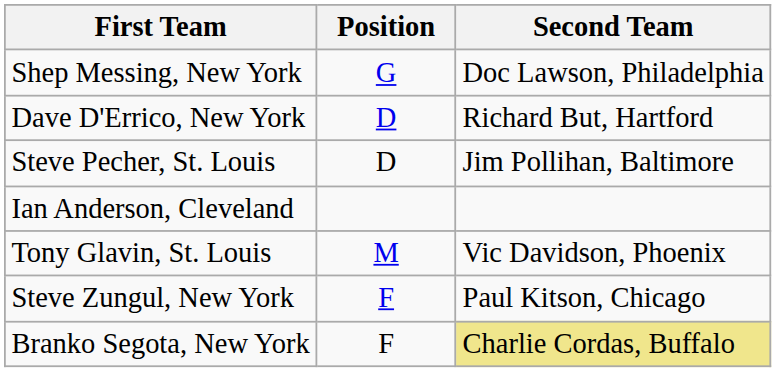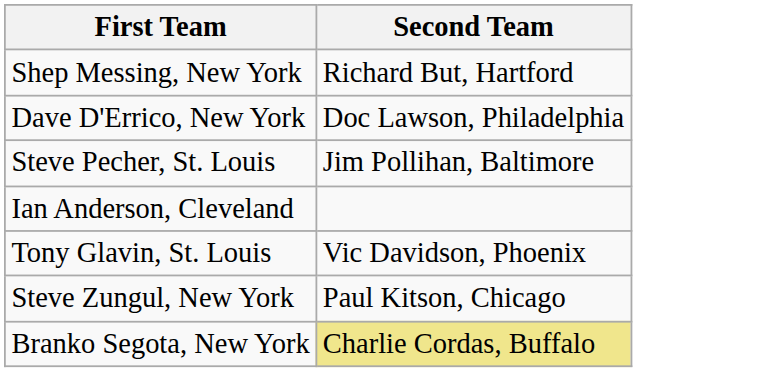- column: (386, 27)
(613, 72) Doc Lawson, Philadelphia -> (448, 72) Richard But, Hartford
(588, 117) Richard But, Hartford -> (473, 117) Doc Lawson, Philadelphia
